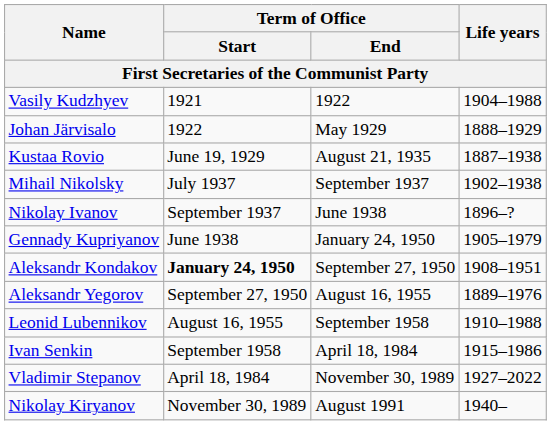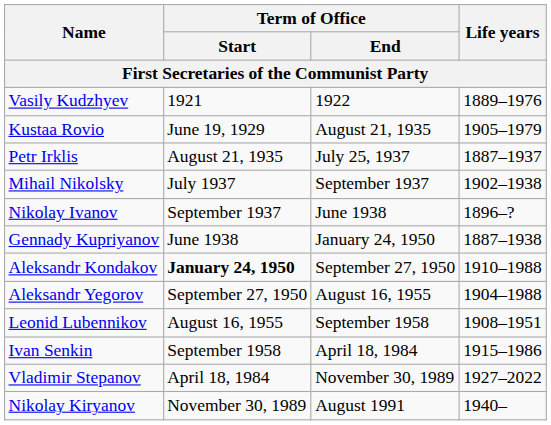(503, 101) 1904–1988 -> (503, 101) 1889–1976
- row: (62, 128)
(503, 156) 1887–1938 -> (503, 128) 1905–1979
+ row: (43, 156)
(503, 239) 1905–1979 -> (503, 239) 1887–1938
(503, 267) 1908–1951 -> (503, 267) 1910–1988
(503, 294) 1889–1976 -> (503, 294) 1904–1988
(503, 322) 1910–1988 -> (503, 322) 1908–1951
